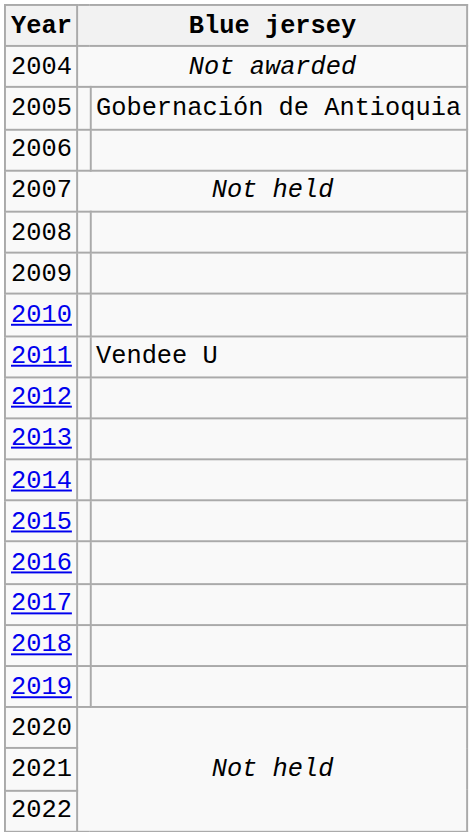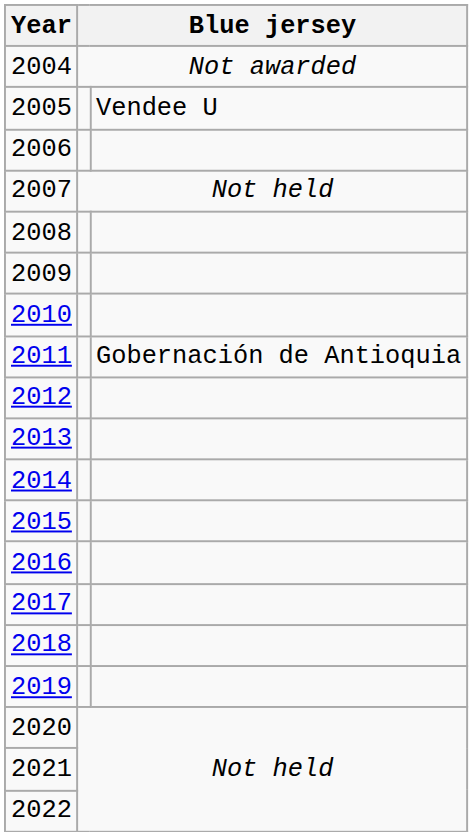(279, 108) Gobernación de Antioquia -> (157, 108) Vendee U
(157, 356) Vendee U -> (279, 356) Gobernación de Antioquia
